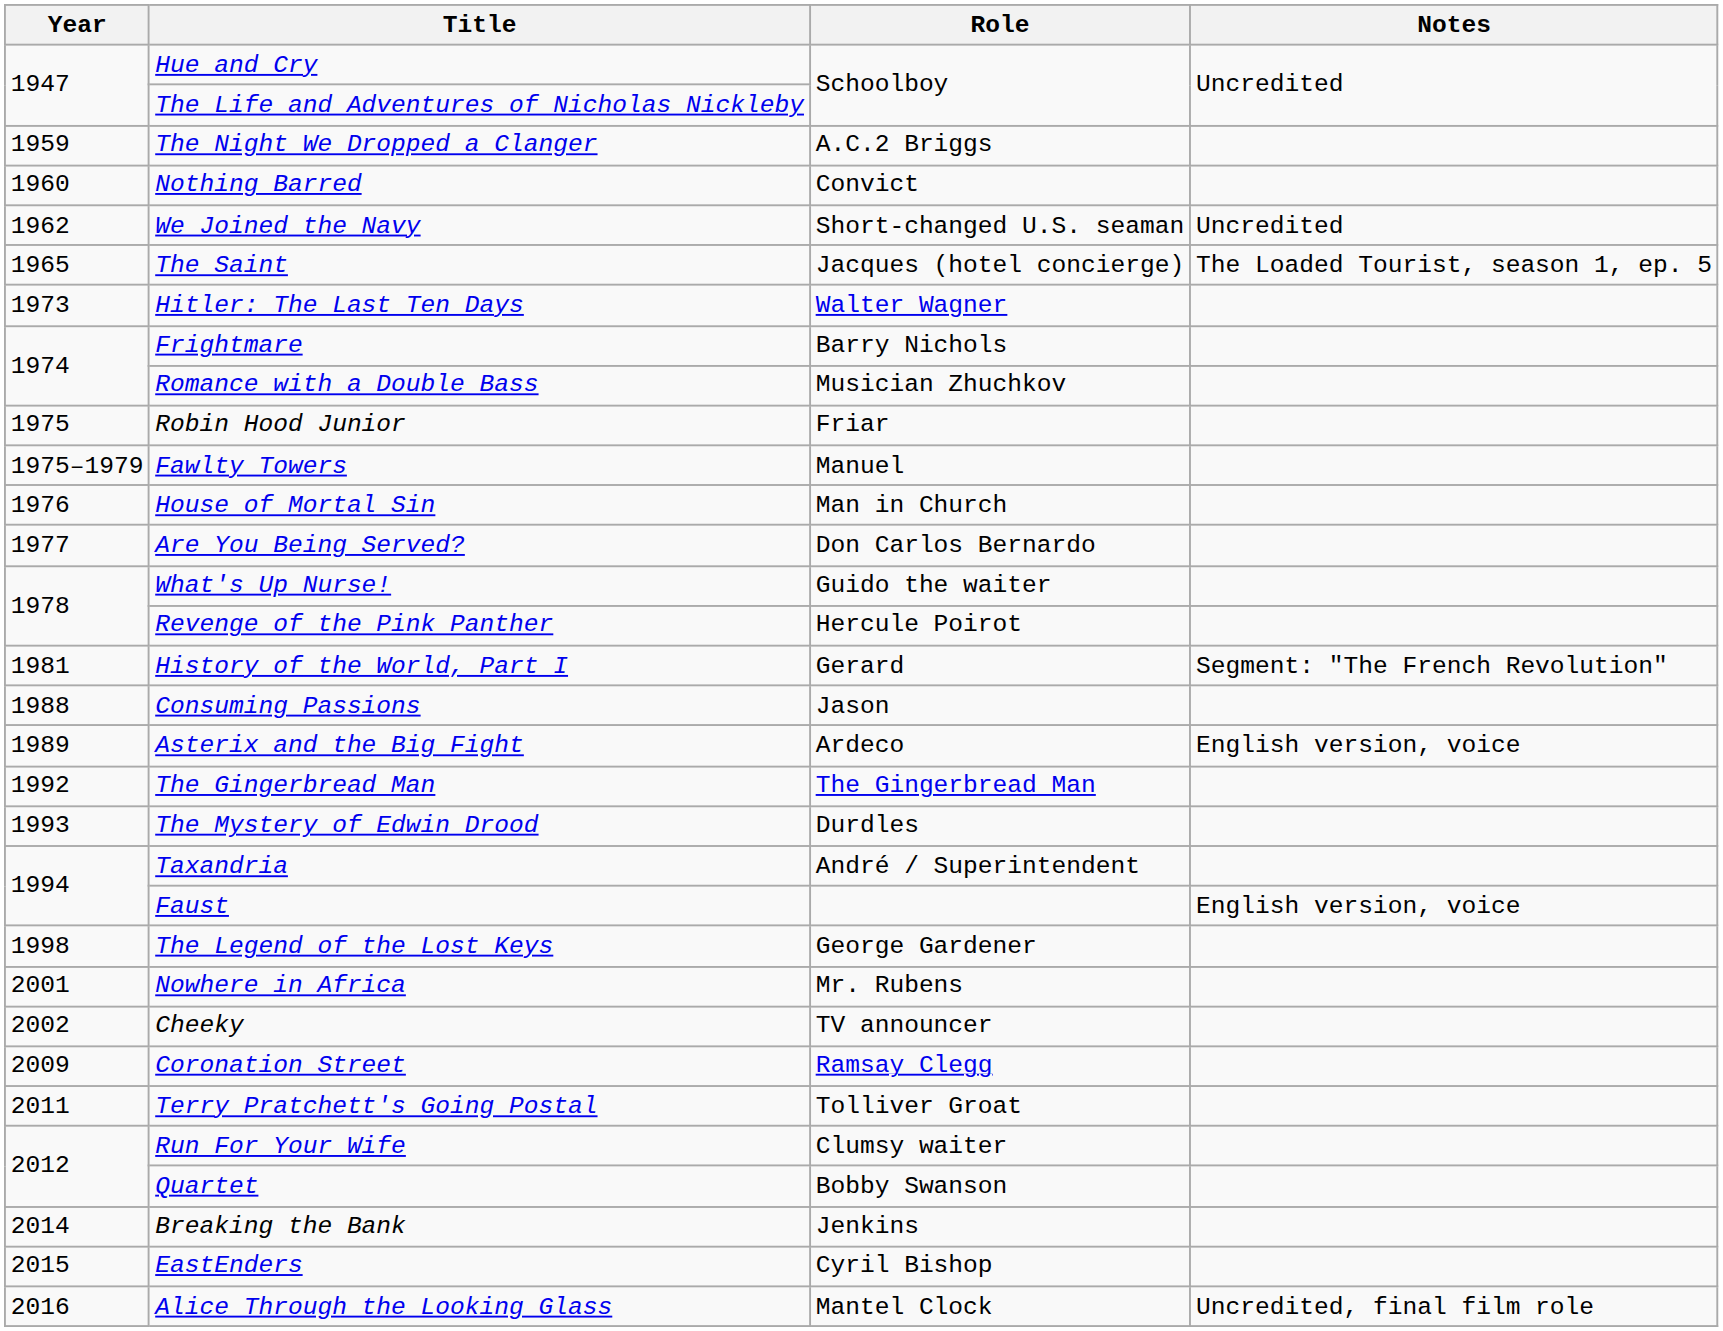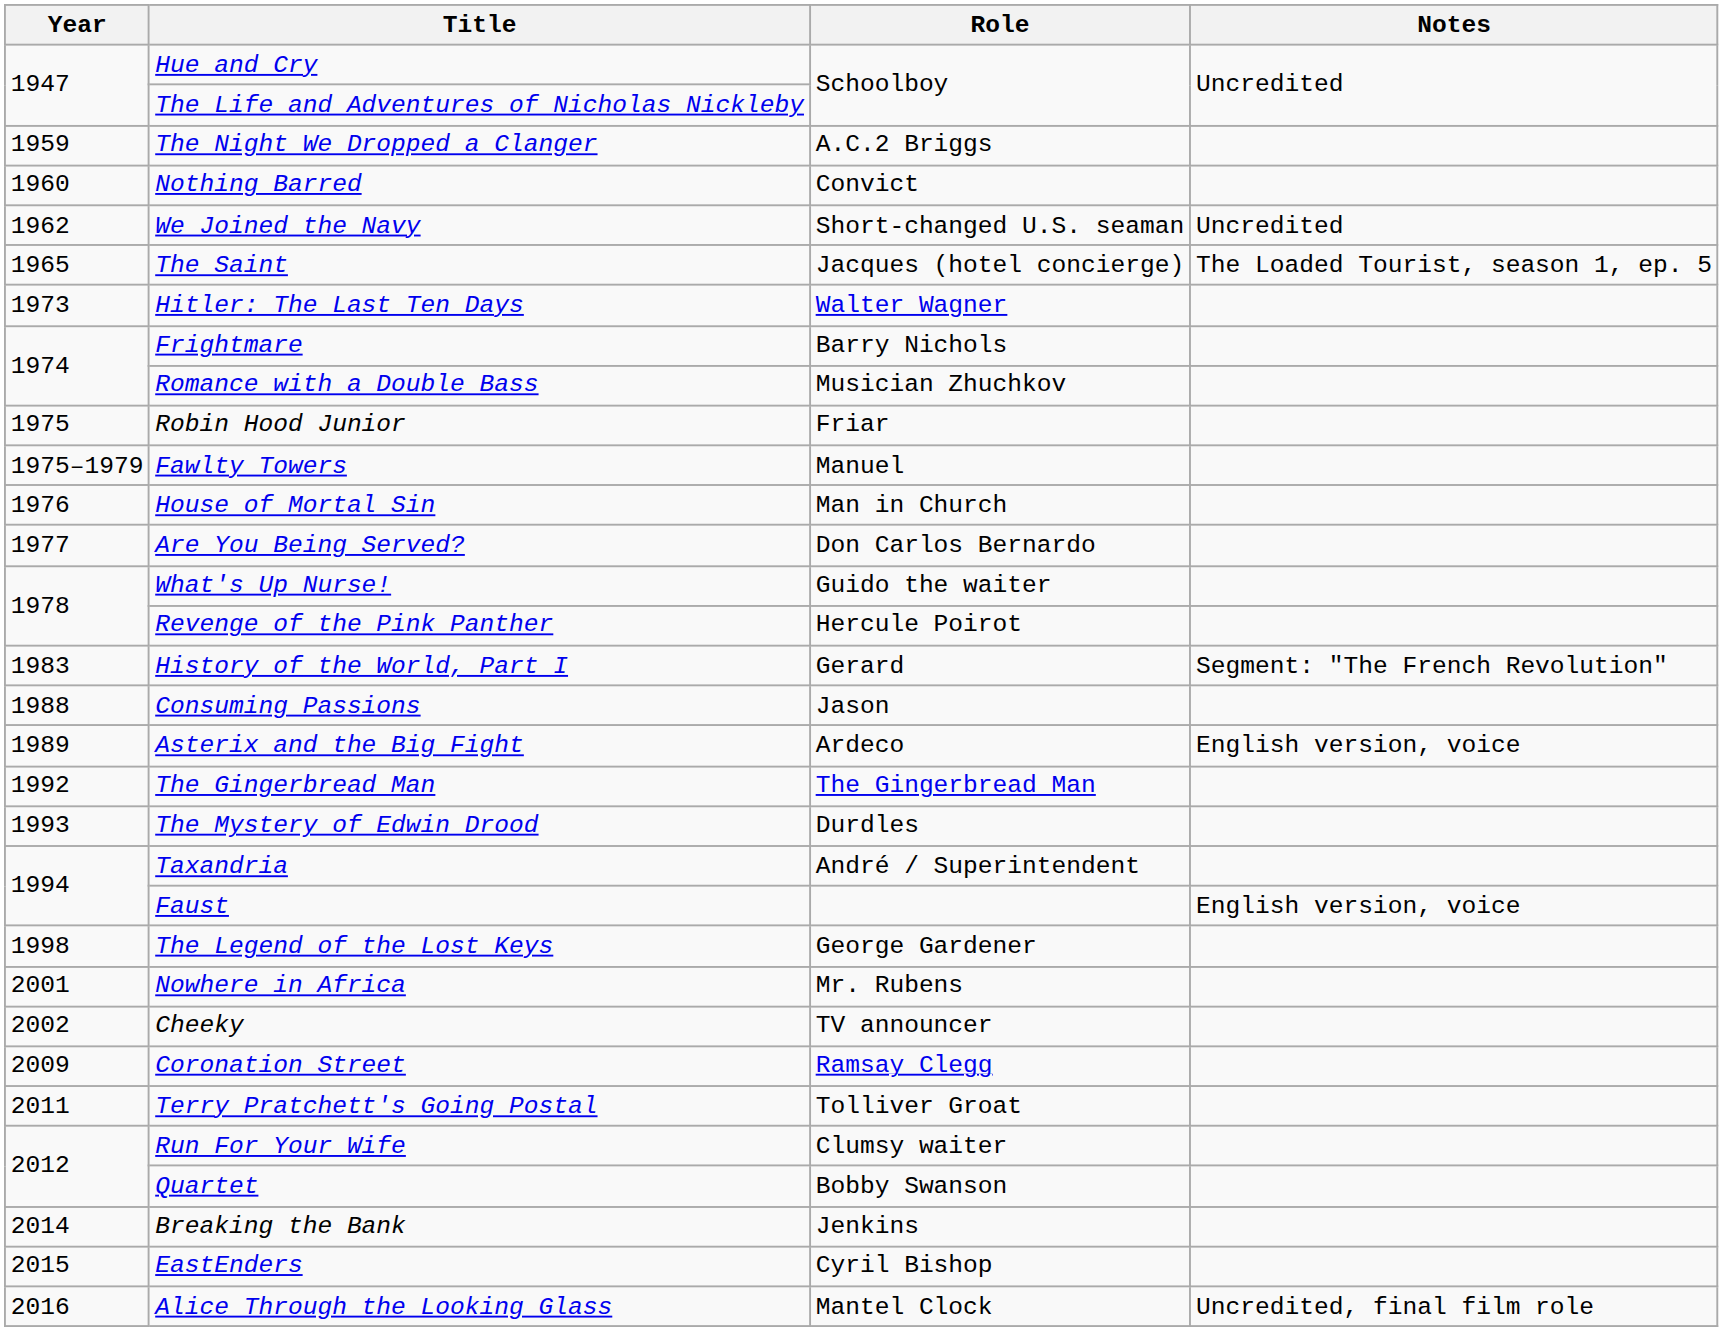(40, 666) 1981 -> (40, 666) 1983
